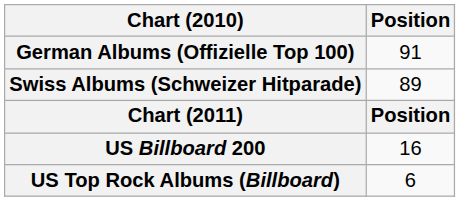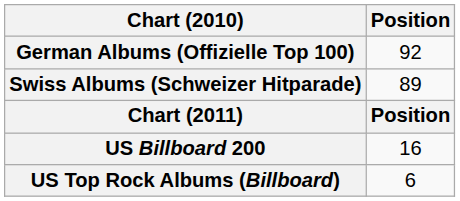(410, 52) 91 -> (410, 52) 92
